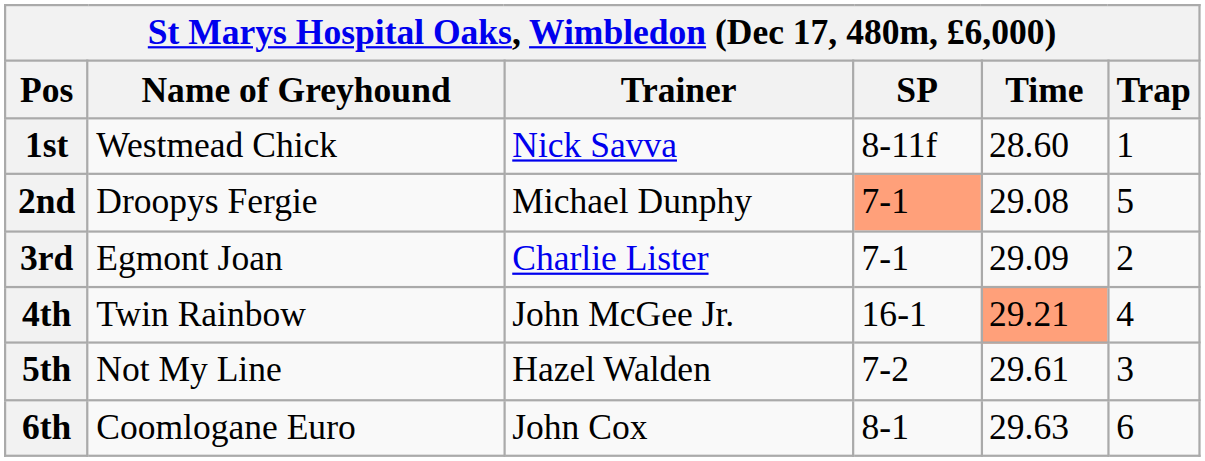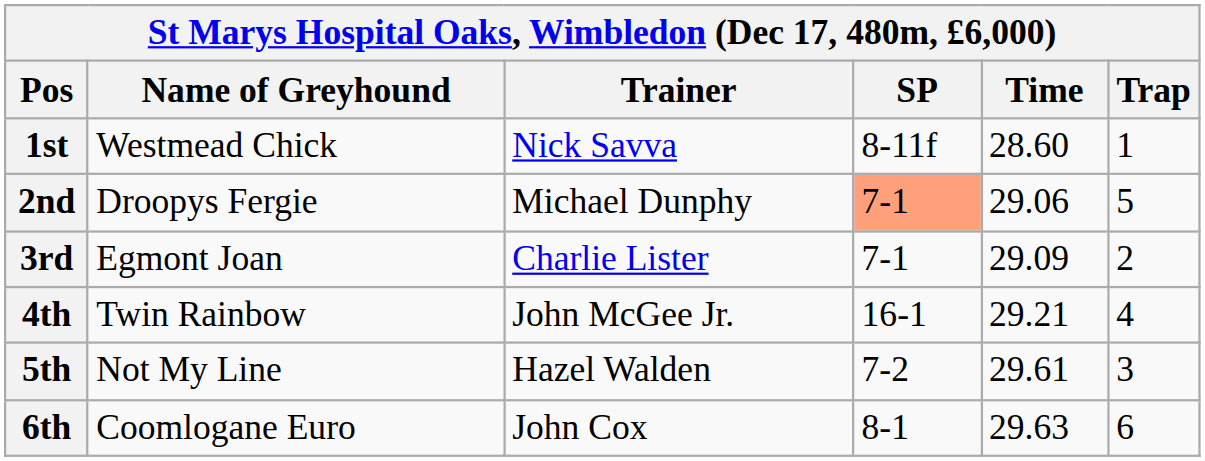(1029, 201) 29.08 -> (1029, 201) 29.06
(1029, 314) lightsalmon background -> (1029, 314) no background
